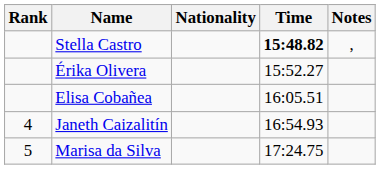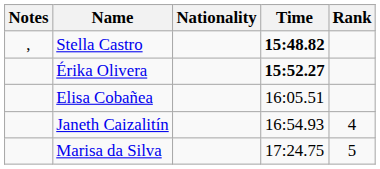columns swapped: (28, 17) <-> (352, 17)
(294, 71) normal -> (295, 71) bold
